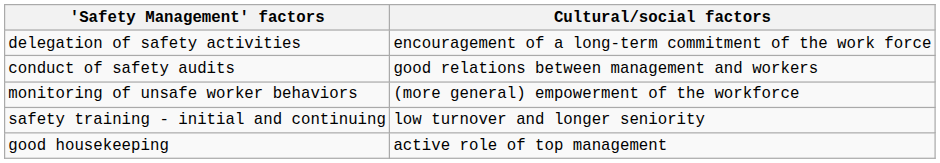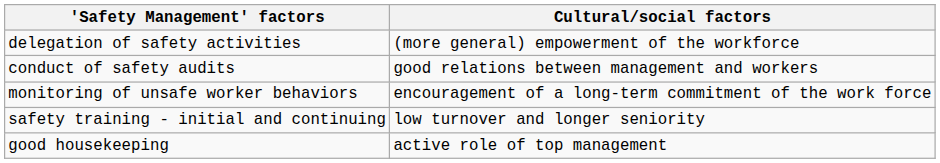(662, 43) encouragement of a long-term commitment of the work force -> (596, 43) (more general) empowerment of the workforce
(596, 94) (more general) empowerment of the workforce -> (662, 94) encouragement of a long-term commitment of the work force
